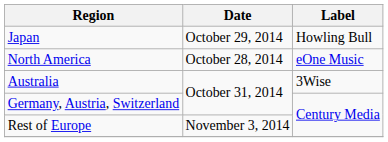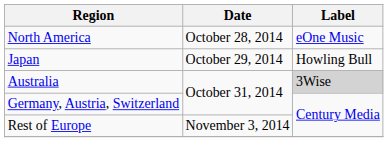rows swapped: (49, 59) <-> (23, 37)
(313, 81) no background -> (313, 81) lightgrey background
